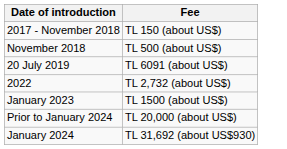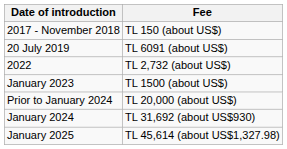- row: (46, 48)
+ row: (40, 135)
